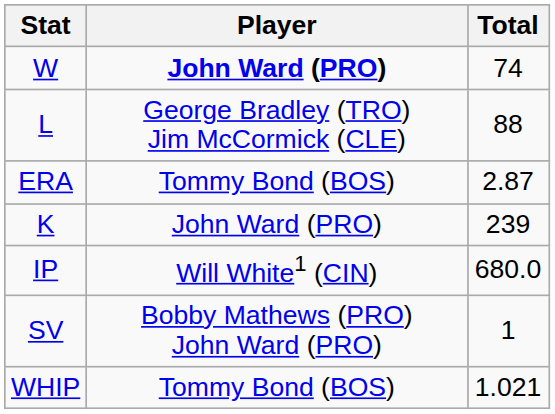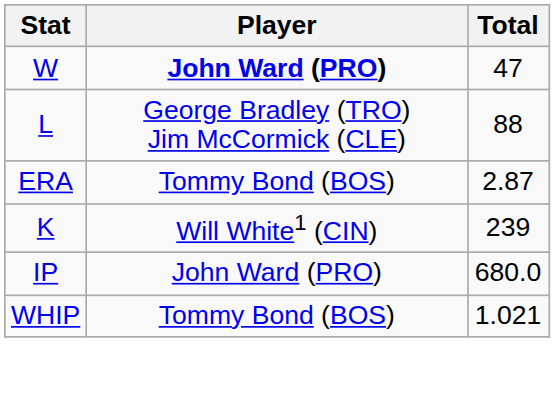(508, 67) 74 -> (508, 67) 47
(277, 223) John Ward (PRO) -> (277, 227) Will White1 (CIN)
(277, 269) Will White1 (CIN) -> (277, 273) John Ward (PRO)
- row: (46, 330)
